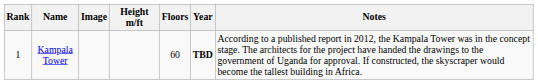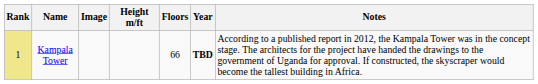(18, 55) no background -> (18, 55) khaki background
(175, 55) 60 -> (175, 55) 66
